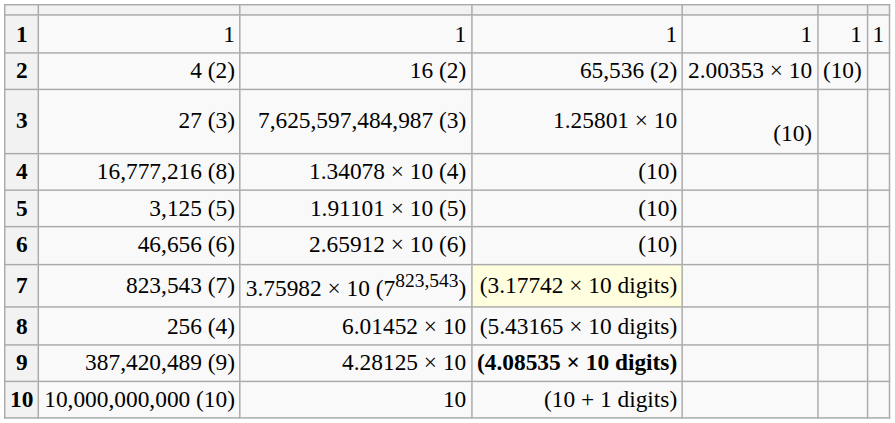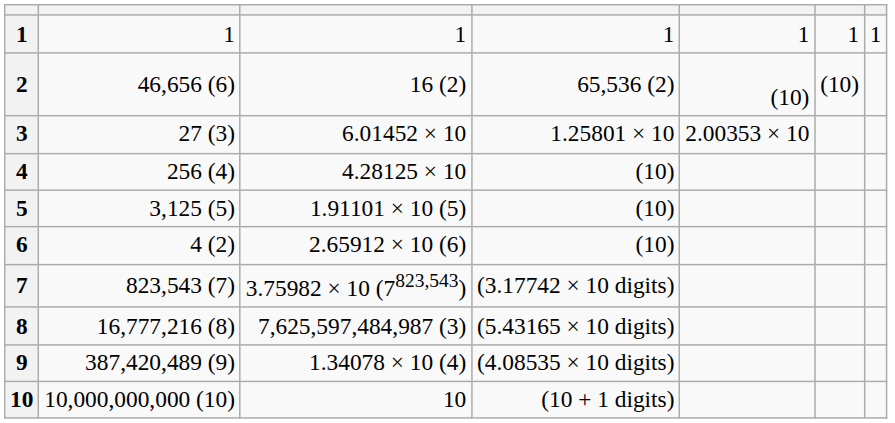(213, 70) 4 (2) -> (186, 83) 46,656 (6)
(750, 70) 2.00353 × 10 -> (790, 97) (10)
(362, 121) 7,625,597,484,987 (3) -> (404, 134) 6.01452 × 10
(793, 134) (10) -> (747, 134) 2.00353 × 10
(166, 171) 16,777,216 (8) -> (201, 171) 256 (4)
(388, 171) 1.34078 × 10 (4) -> (404, 171) 4.28125 × 10
(186, 245) 46,656 (6) -> (213, 245) 4 (2)
(578, 285) lightyellow background -> (576, 285) no background
(201, 325) 256 (4) -> (166, 325) 16,777,216 (8)
(404, 325) 6.01452 × 10 -> (362, 325) 7,625,597,484,987 (3)
(404, 362) 4.28125 × 10 -> (388, 362) 1.34078 × 10 (4)
(577, 362) bold -> (576, 362) normal
